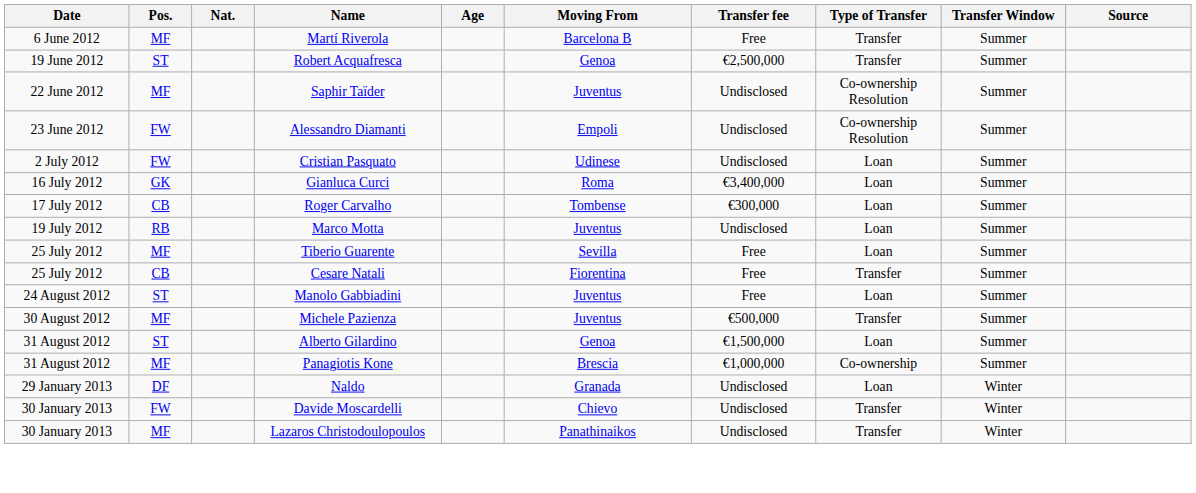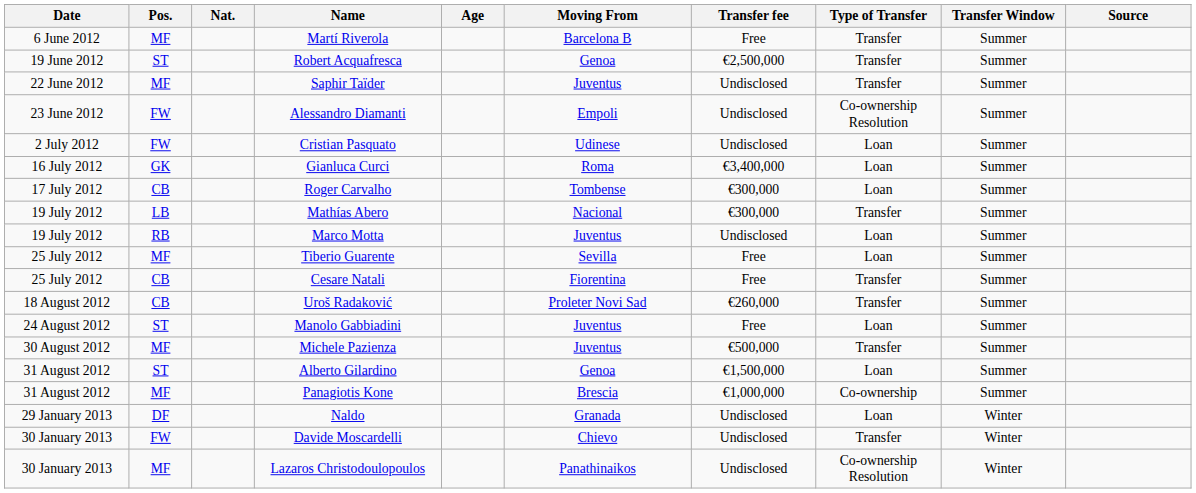(878, 91) Co-ownership Resolution -> (878, 83) Transfer
+ row: (348, 212)
+ row: (348, 303)
(878, 432) Transfer -> (878, 469) Co-ownership Resolution
